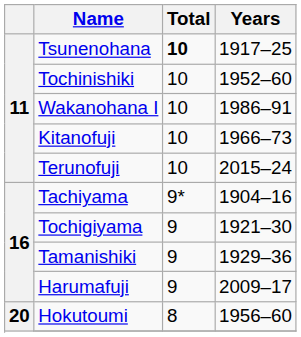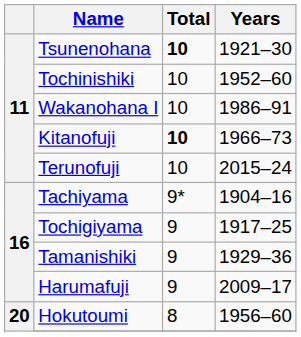(255, 49) 1917–25 -> (255, 49) 1921–30
(177, 138) normal -> (177, 138) bold
(255, 227) 1921–30 -> (255, 227) 1917–25
